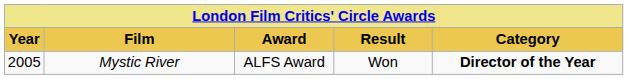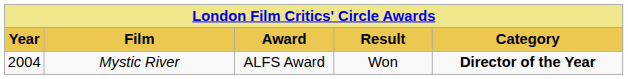(24, 62) 2005 -> (24, 62) 2004
